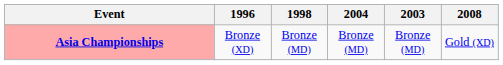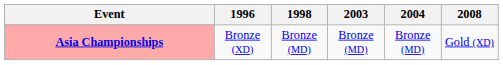columns swapped: (413, 14) <-> (356, 14)
